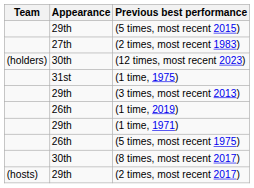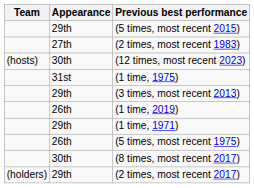(27, 61) (holders) -> (22, 61) (hosts)
(22, 175) (hosts) -> (27, 175) (holders)
